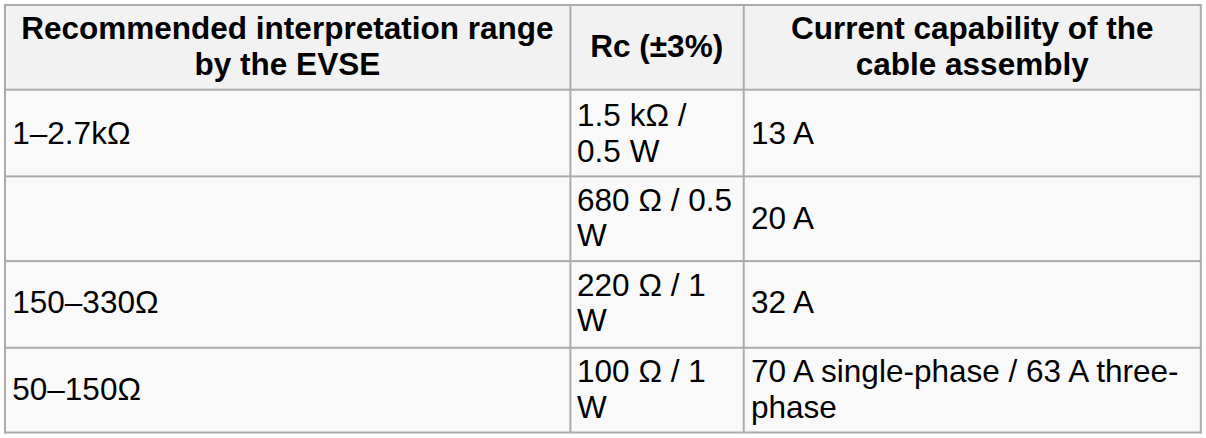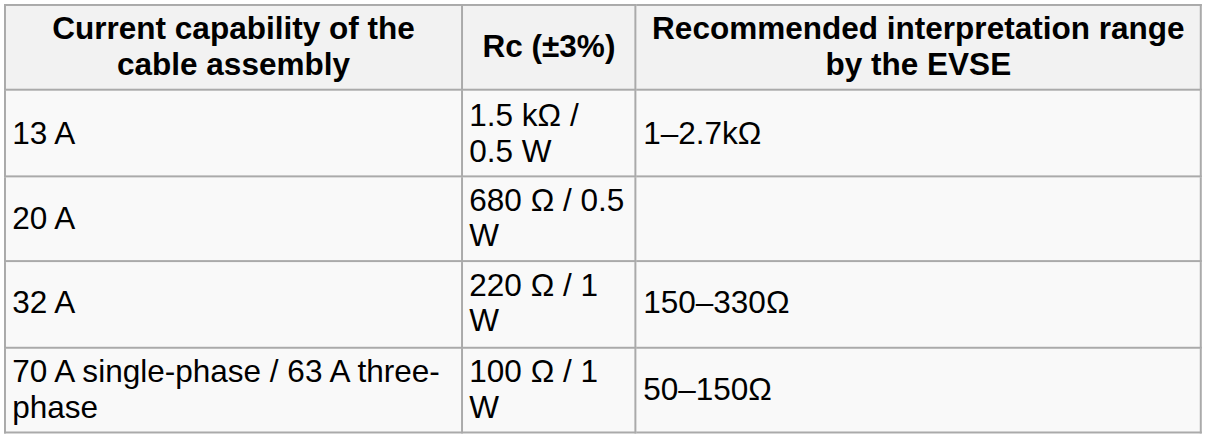columns swapped: (972, 47) <-> (287, 47)
